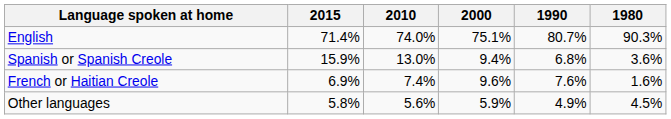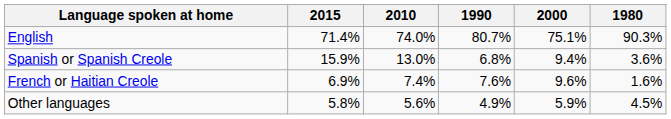columns swapped: (476, 16) <-> (552, 16)
